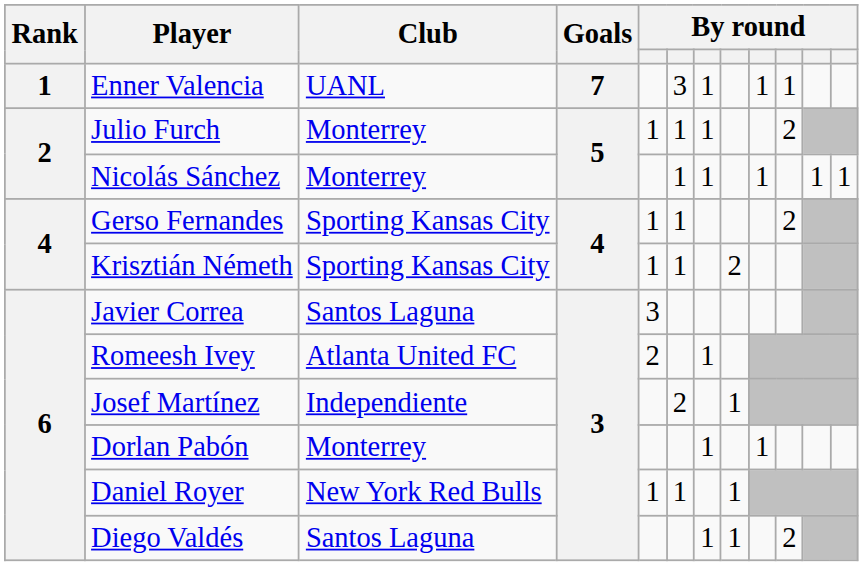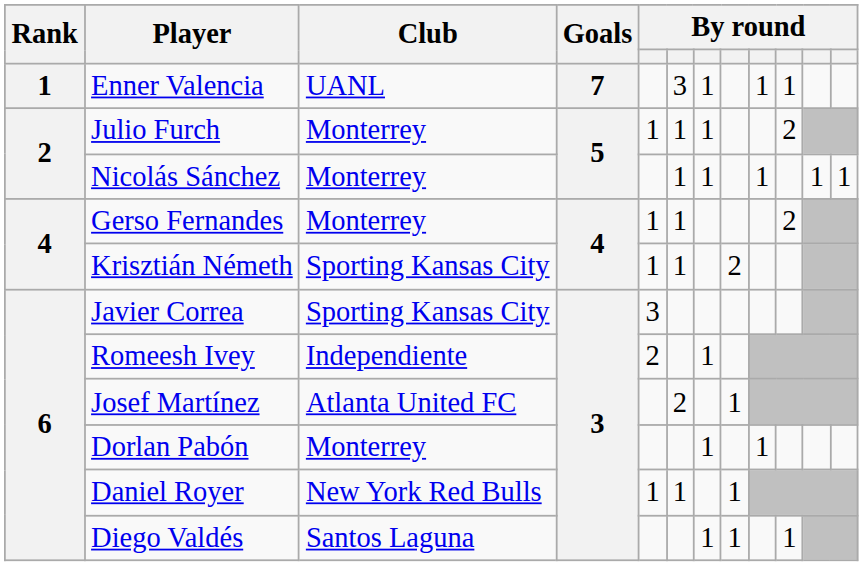(428, 220) Sporting Kansas City -> (366, 220) Monterrey
(390, 311) Santos Laguna -> (428, 311) Sporting Kansas City
(411, 356) Atlanta United FC -> (387, 356) Independiente
(387, 401) Independiente -> (411, 401) Atlanta United FC
(789, 537) 2 -> (789, 537) 1
